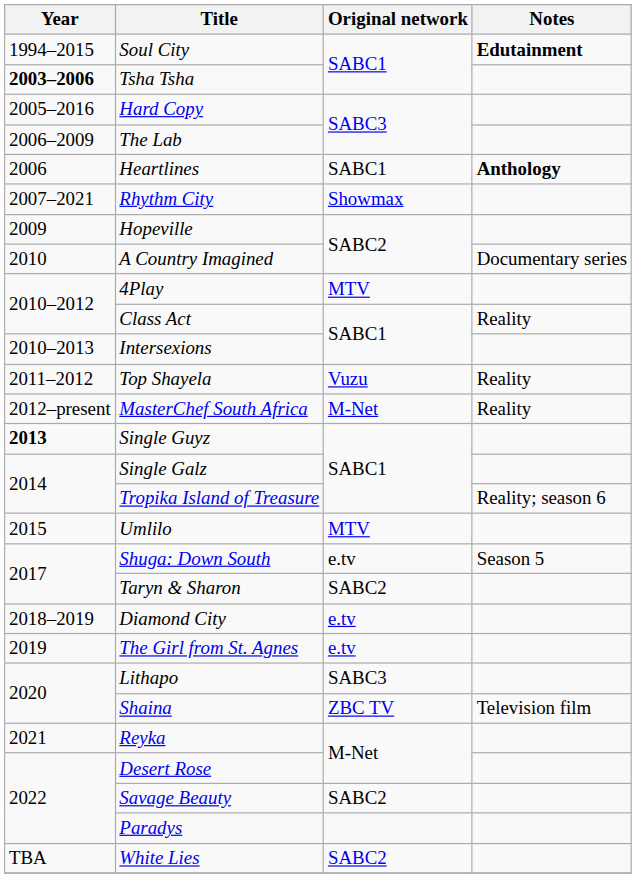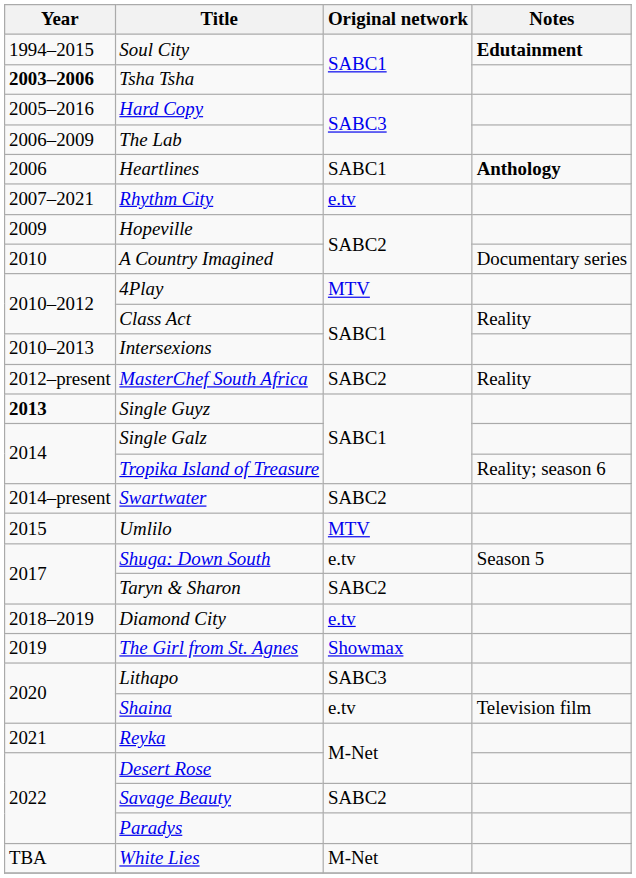(366, 199) Showmax -> (342, 199) e.tv
- row: (165, 378)
(353, 408) M-Net -> (357, 378) SABC2
+ row: (163, 498)
(342, 648) e.tv -> (366, 648) Showmax
(361, 708) ZBC TV -> (342, 708) e.tv
(357, 857) SABC2 -> (353, 857) M-Net
